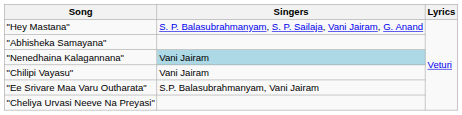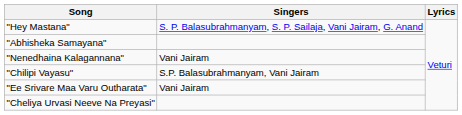(184, 58) lightblue background -> (184, 58) no background
(184, 73) Vani Jairam -> (239, 73) S.P. Balasubrahmanyam, Vani Jairam
(239, 88) S.P. Balasubrahmanyam, Vani Jairam -> (184, 88) Vani Jairam
